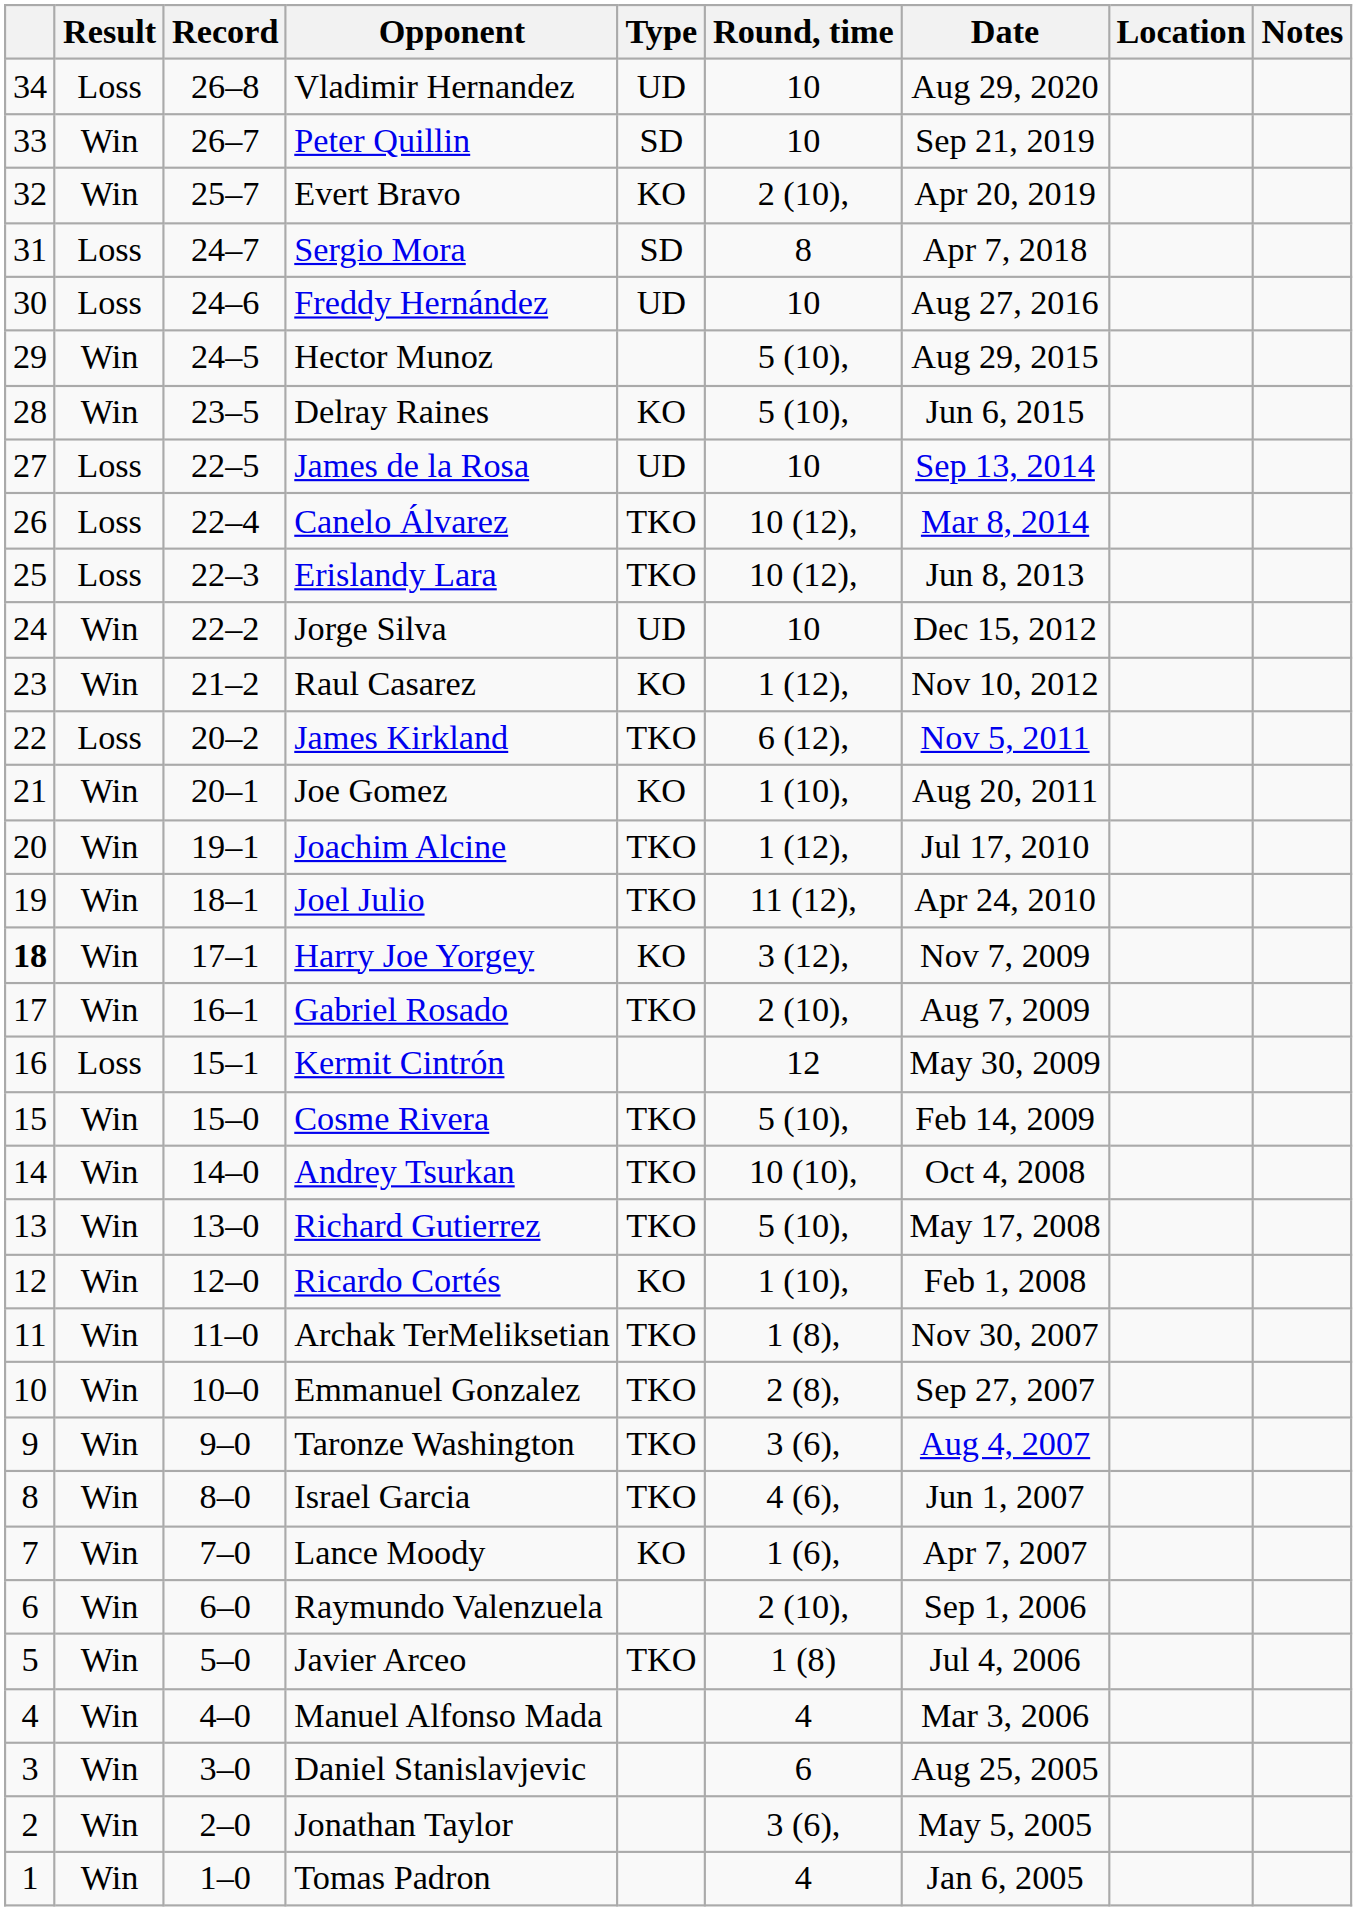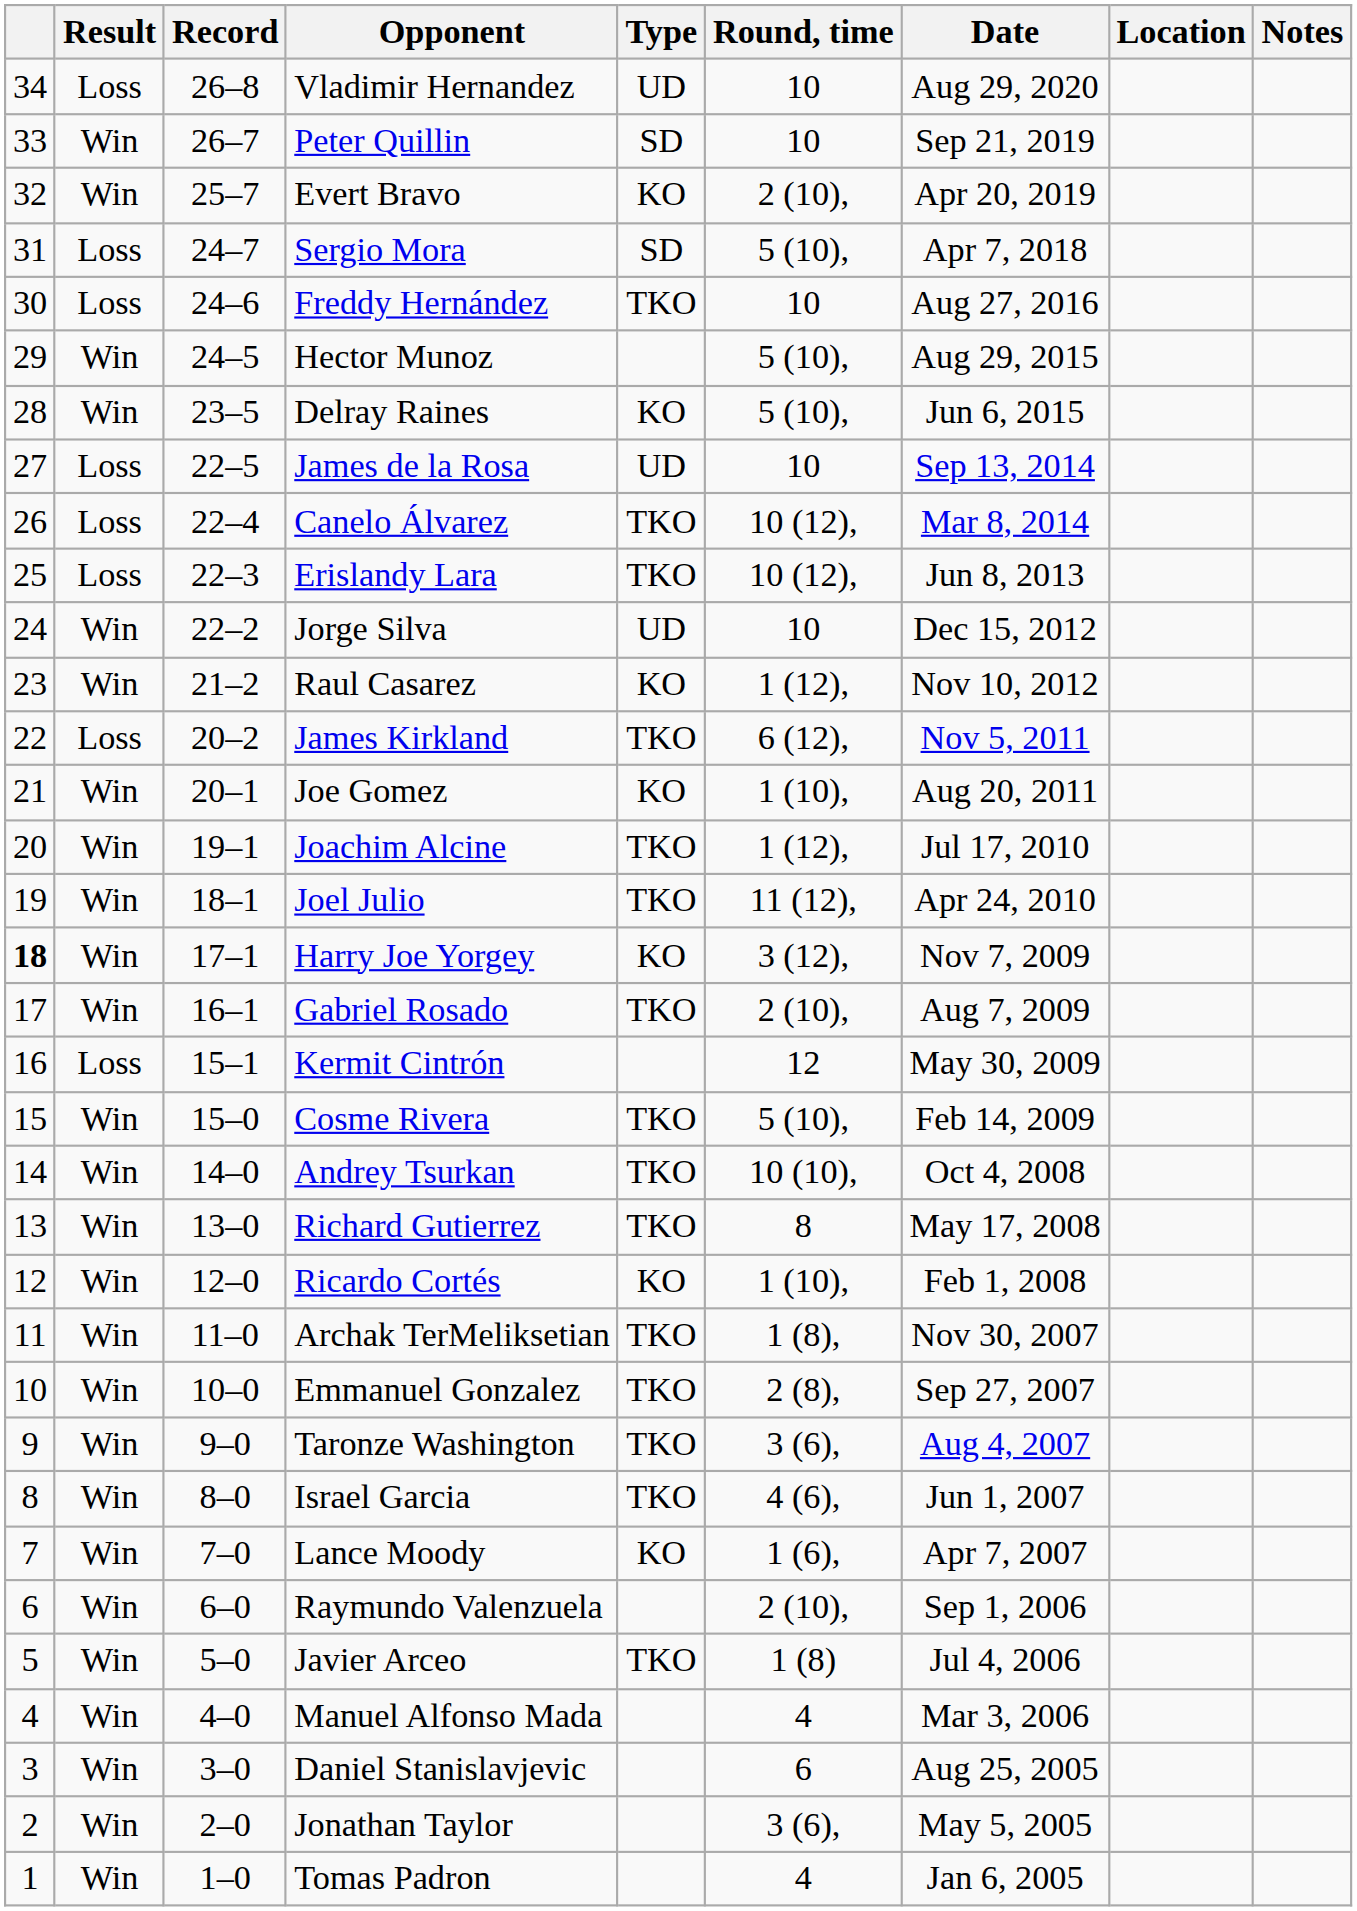(803, 248) 8 -> (803, 248) 5 (10),
(661, 303) UD -> (661, 303) TKO
(803, 1226) 5 (10), -> (803, 1226) 8
